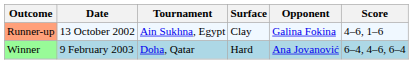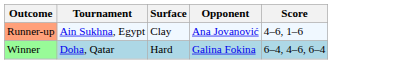- column: (97, 13)
(304, 31) Galina Fokina -> (225, 31) Ana Jovanović
(306, 49) Ana Jovanović -> (224, 49) Galina Fokina
